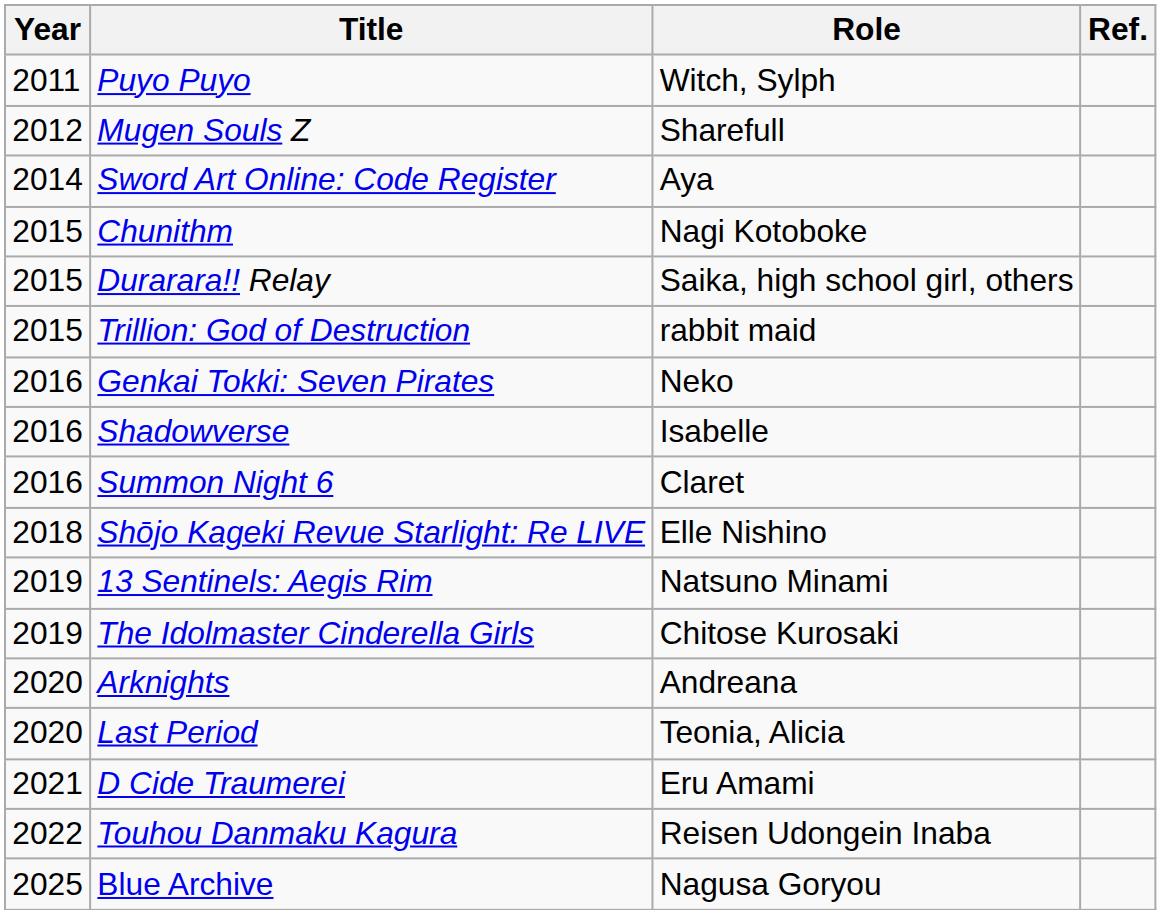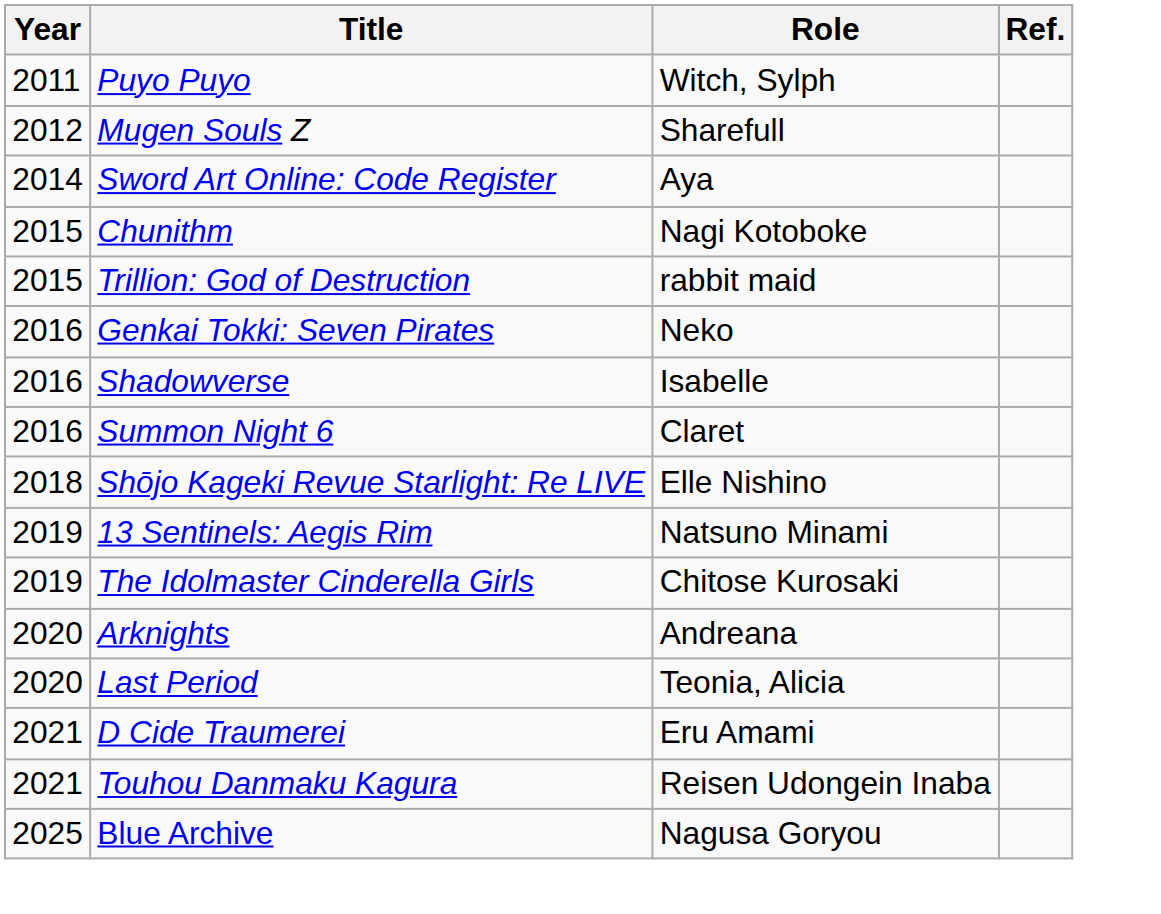- row: (214, 280)
(48, 833) 2022 -> (48, 783) 2021
